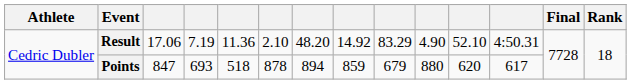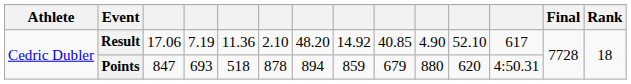(395, 42) 83.29 -> (395, 42) 40.85
(517, 42) 4:50.31 -> (517, 42) 617
(517, 67) 617 -> (517, 67) 4:50.31
